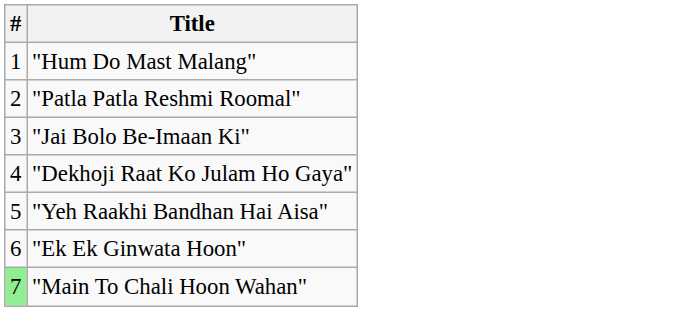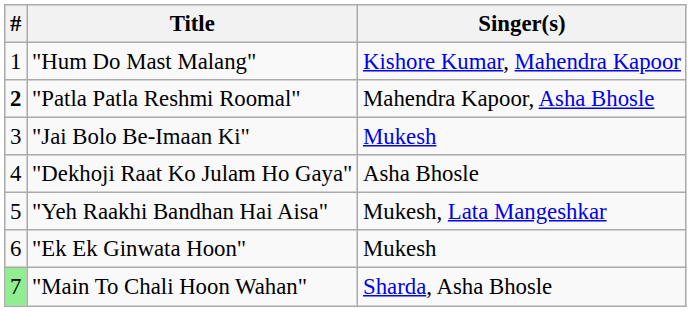+ column: (522, 23)
(16, 98) normal -> (16, 98) bold
